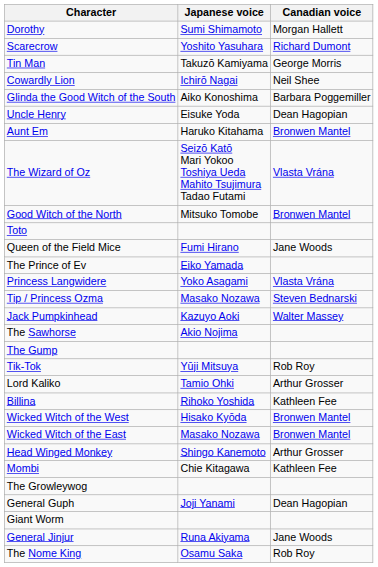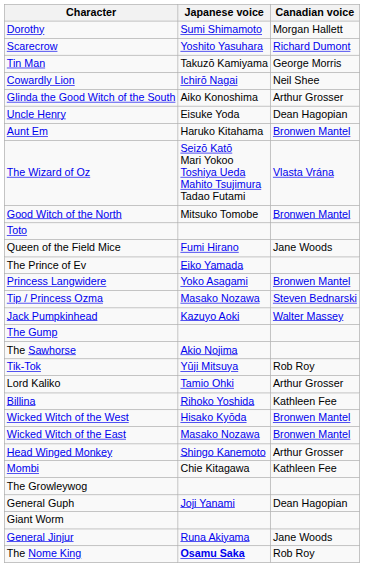(322, 98) Barbara Poggemiller -> (308, 98) Arthur Grosser
(303, 282) Vlasta Vrána -> (312, 282) Bronwen Mantel
rows swapped: (41, 333) <-> (32, 350)
(211, 554) normal -> (213, 554) bold
